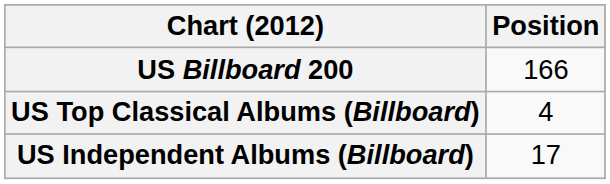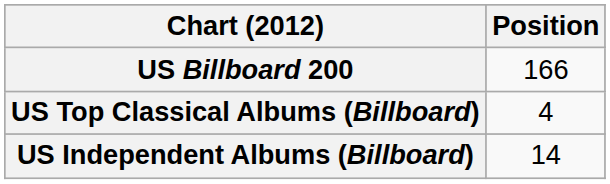(546, 155) 17 -> (546, 155) 14
